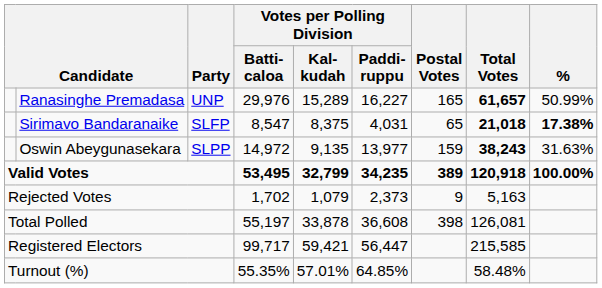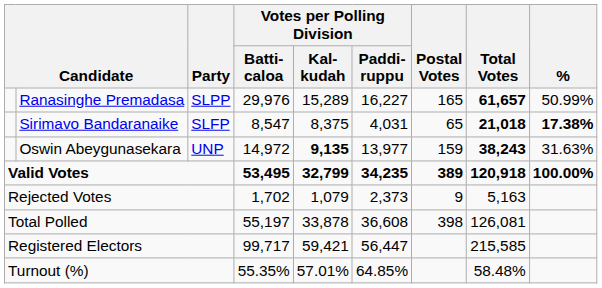(207, 99) UNP -> (211, 99) SLPP
(211, 148) SLPP -> (207, 148) UNP
(330, 148) normal -> (330, 148) bold
